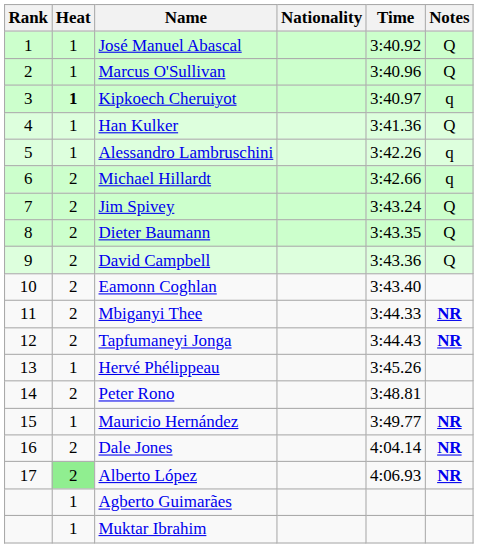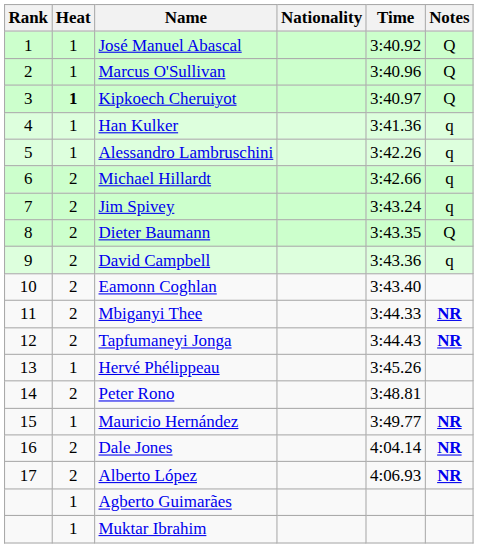(449, 98) q -> (449, 98) Q
(449, 125) Q -> (449, 125) q
(449, 206) Q -> (449, 206) q
(449, 260) Q -> (449, 260) q
(73, 475) lightgreen background -> (73, 475) no background
